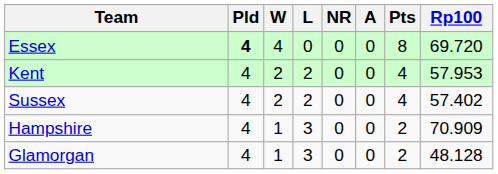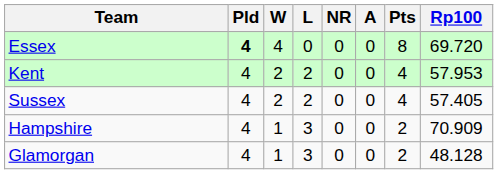(456, 100) 57.402 -> (456, 100) 57.405
